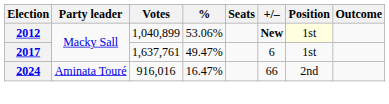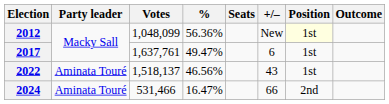(156, 33) 1,040,899 -> (156, 33) 1,048,099
(204, 33) 53.06% -> (204, 33) 56.36%
(272, 33) bold -> (272, 33) normal
+ row: (28, 71)
(156, 71) 916,016 -> (156, 90) 531,466
